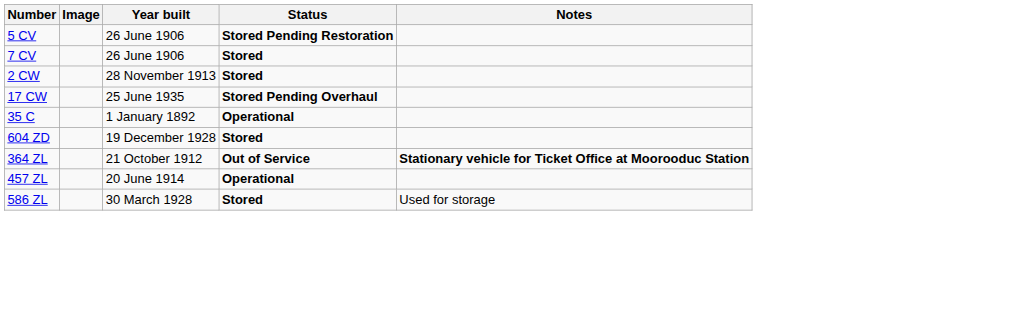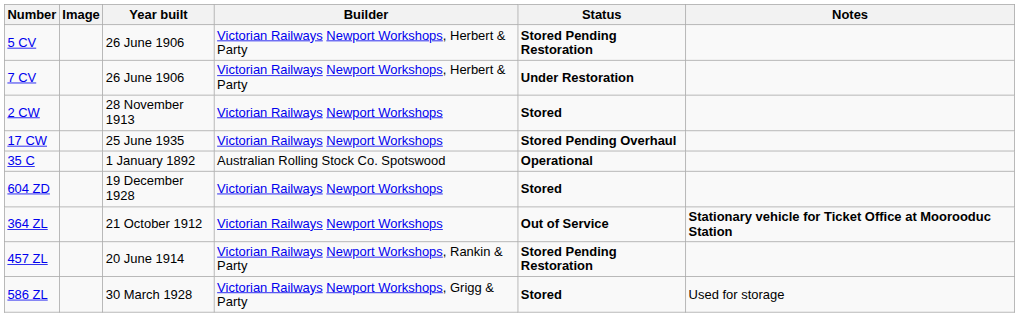+ column: (366, 14)
(243, 55) Stored -> (577, 77) Under Restoration
(258, 179) Operational -> (569, 259) Stored Pending Restoration
